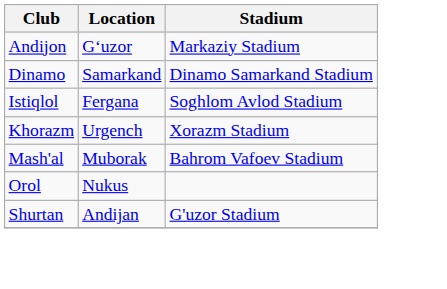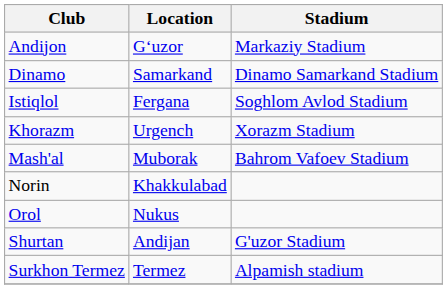+ row: (29, 185)
+ row: (67, 269)
